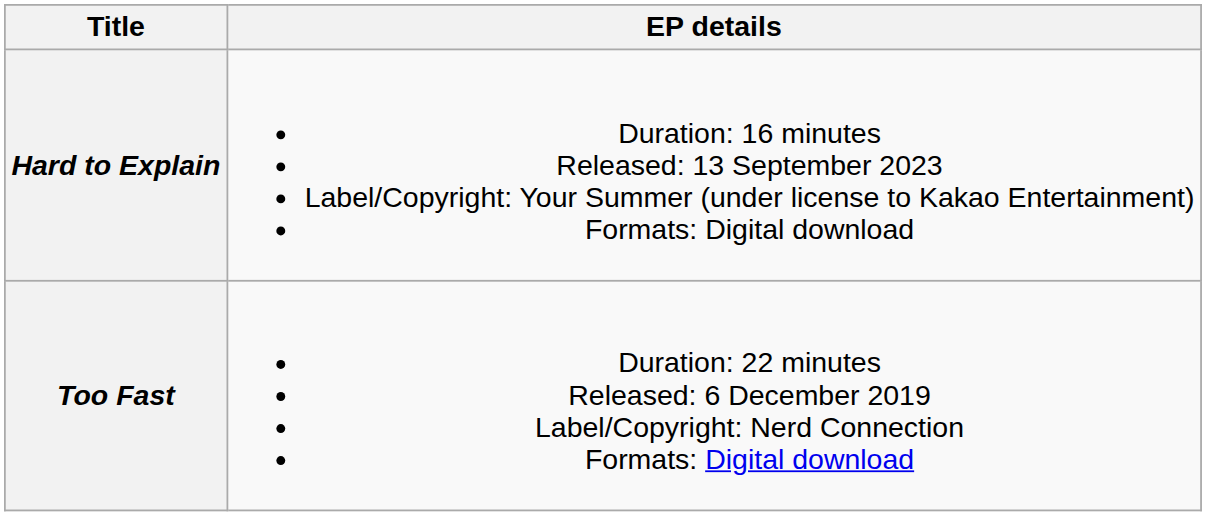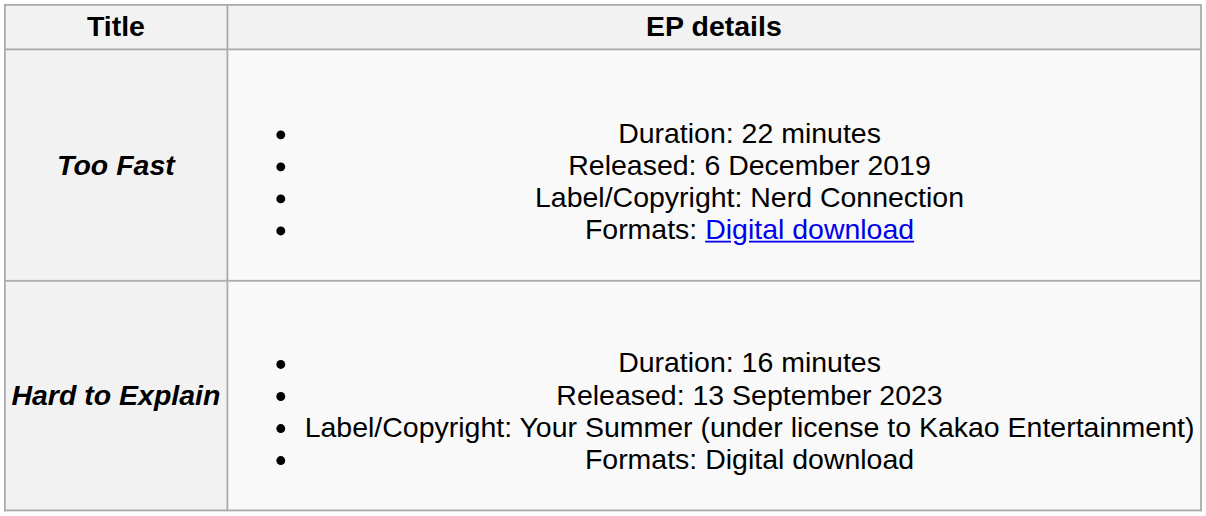rows swapped: (116, 395) <-> (116, 164)
